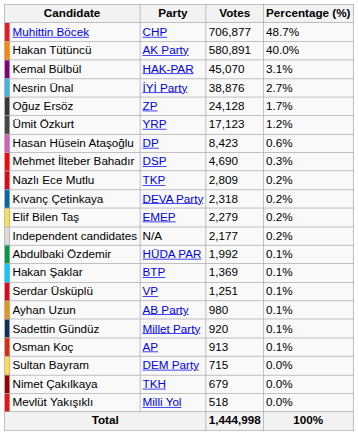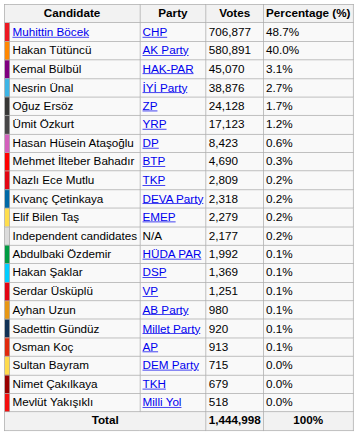(155, 161) DSP -> (154, 161) BTP
(154, 273) BTP -> (155, 273) DSP
